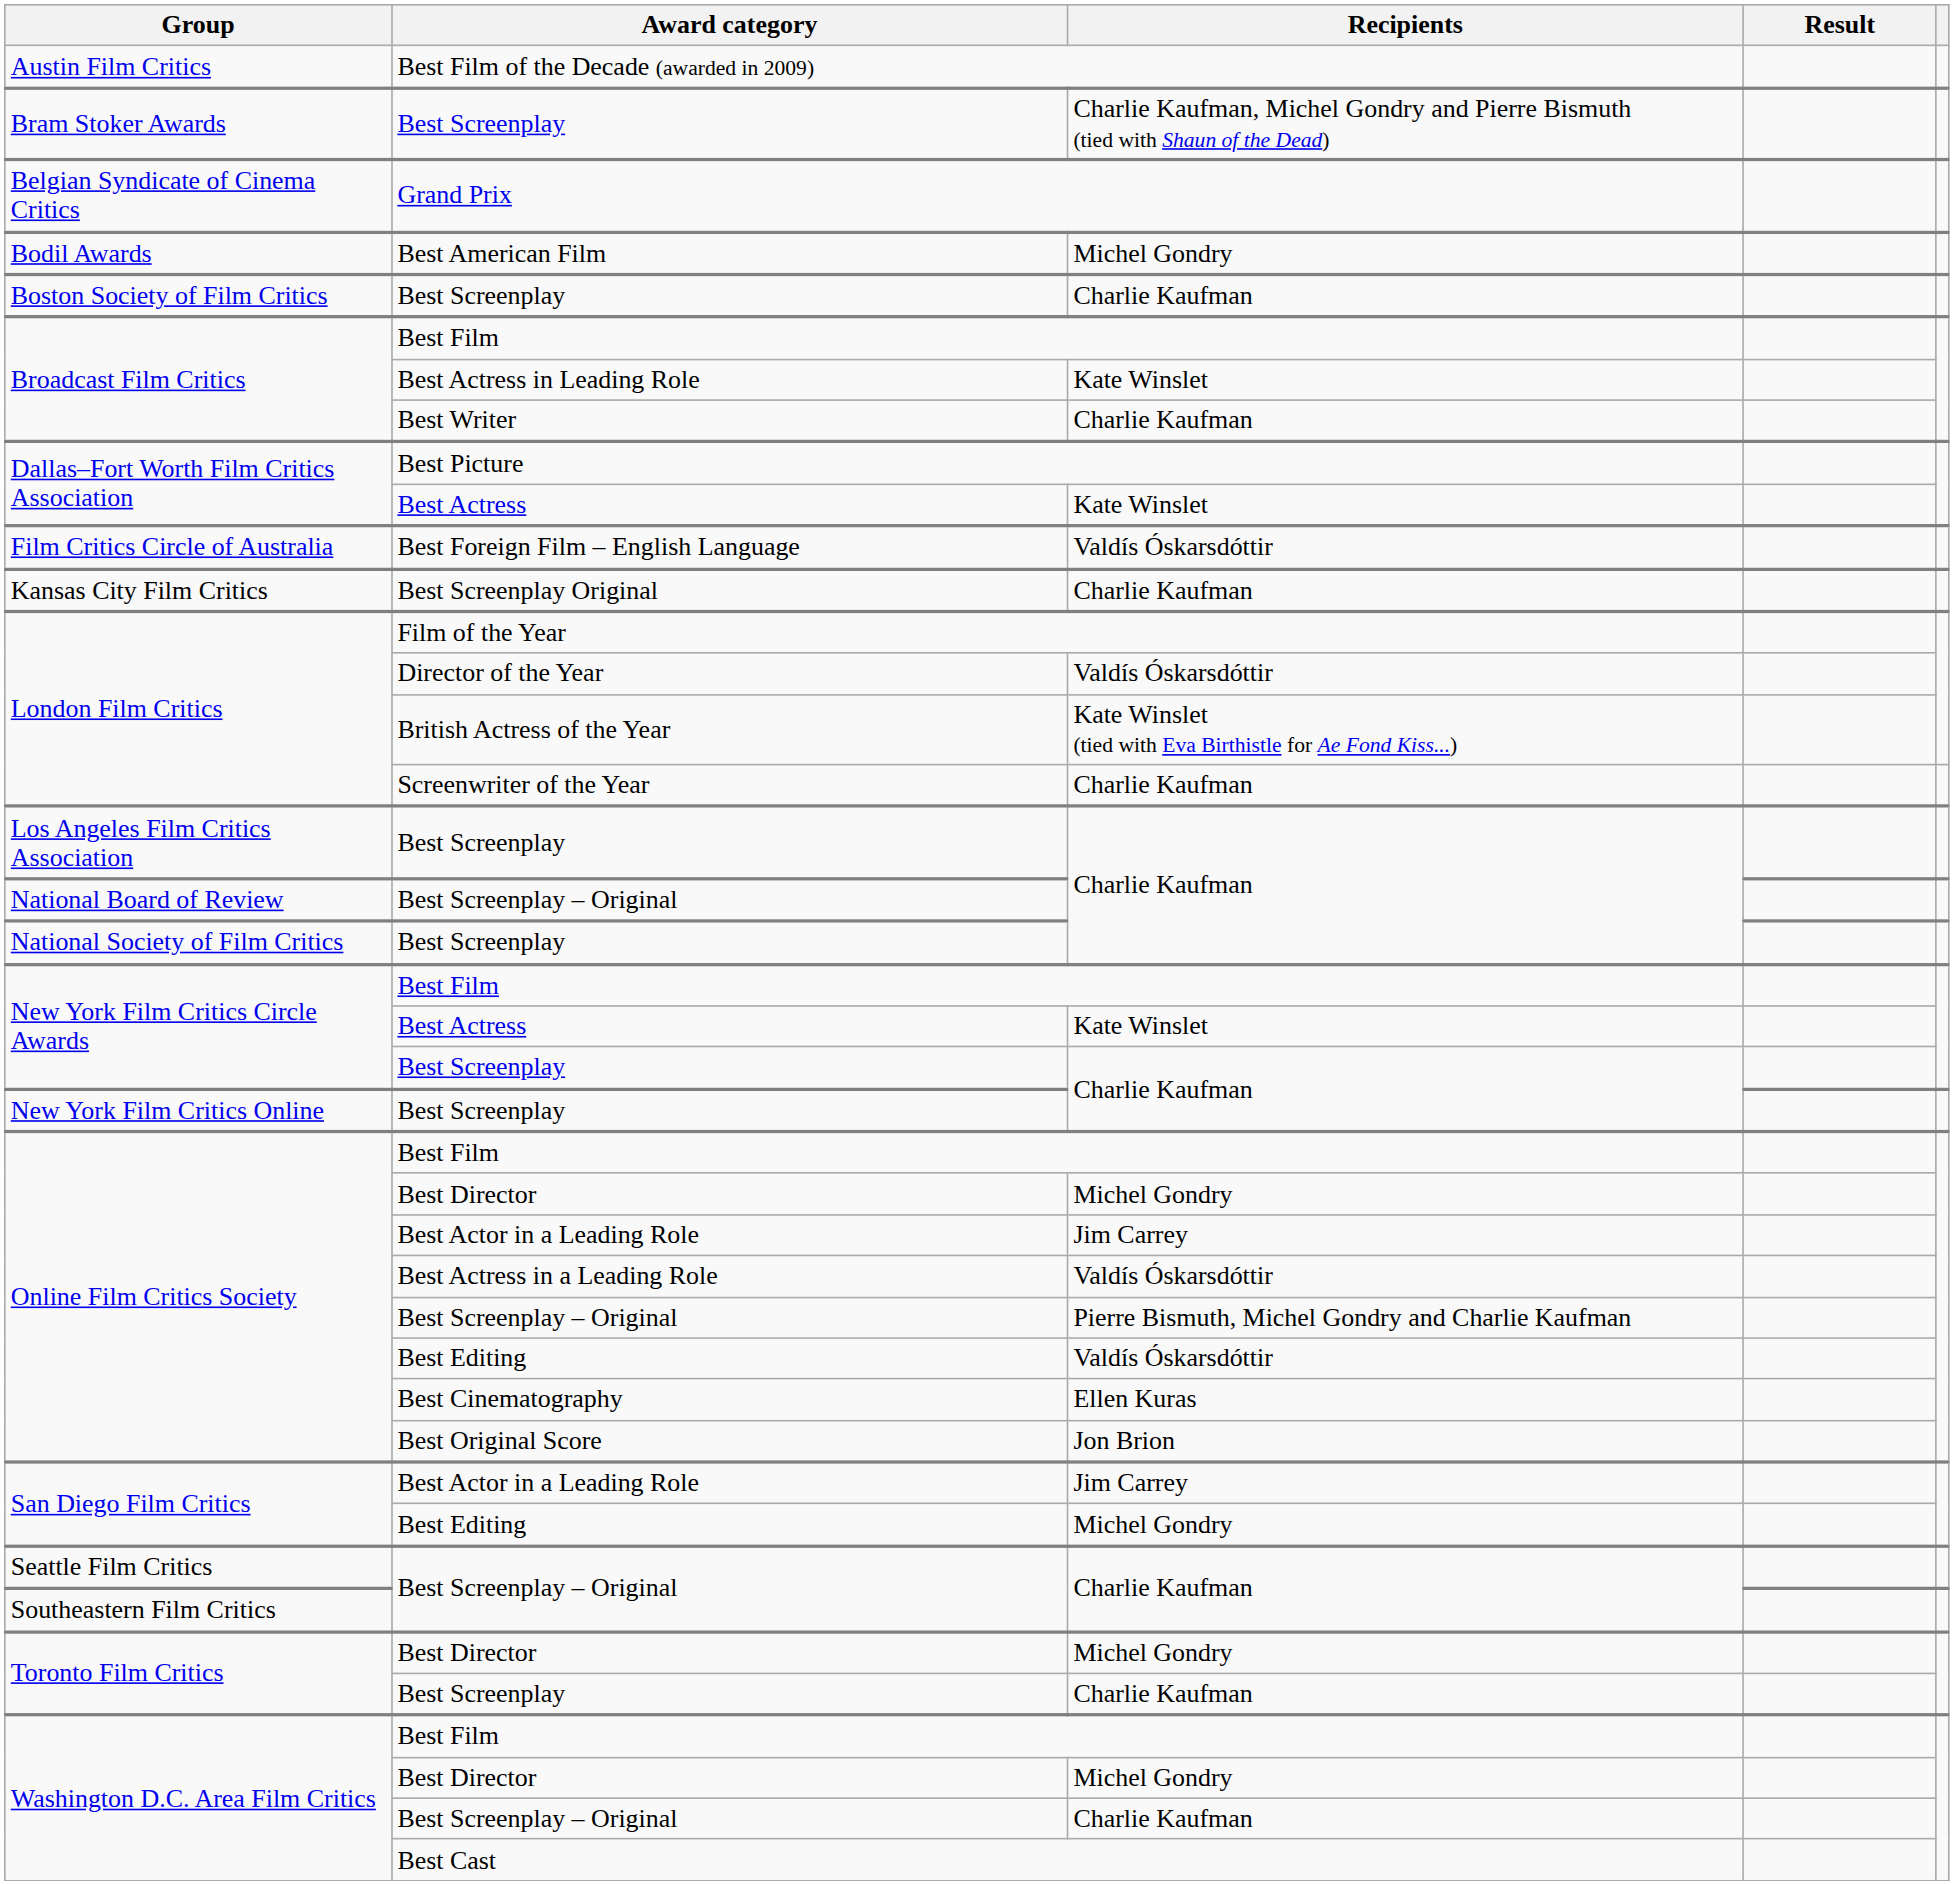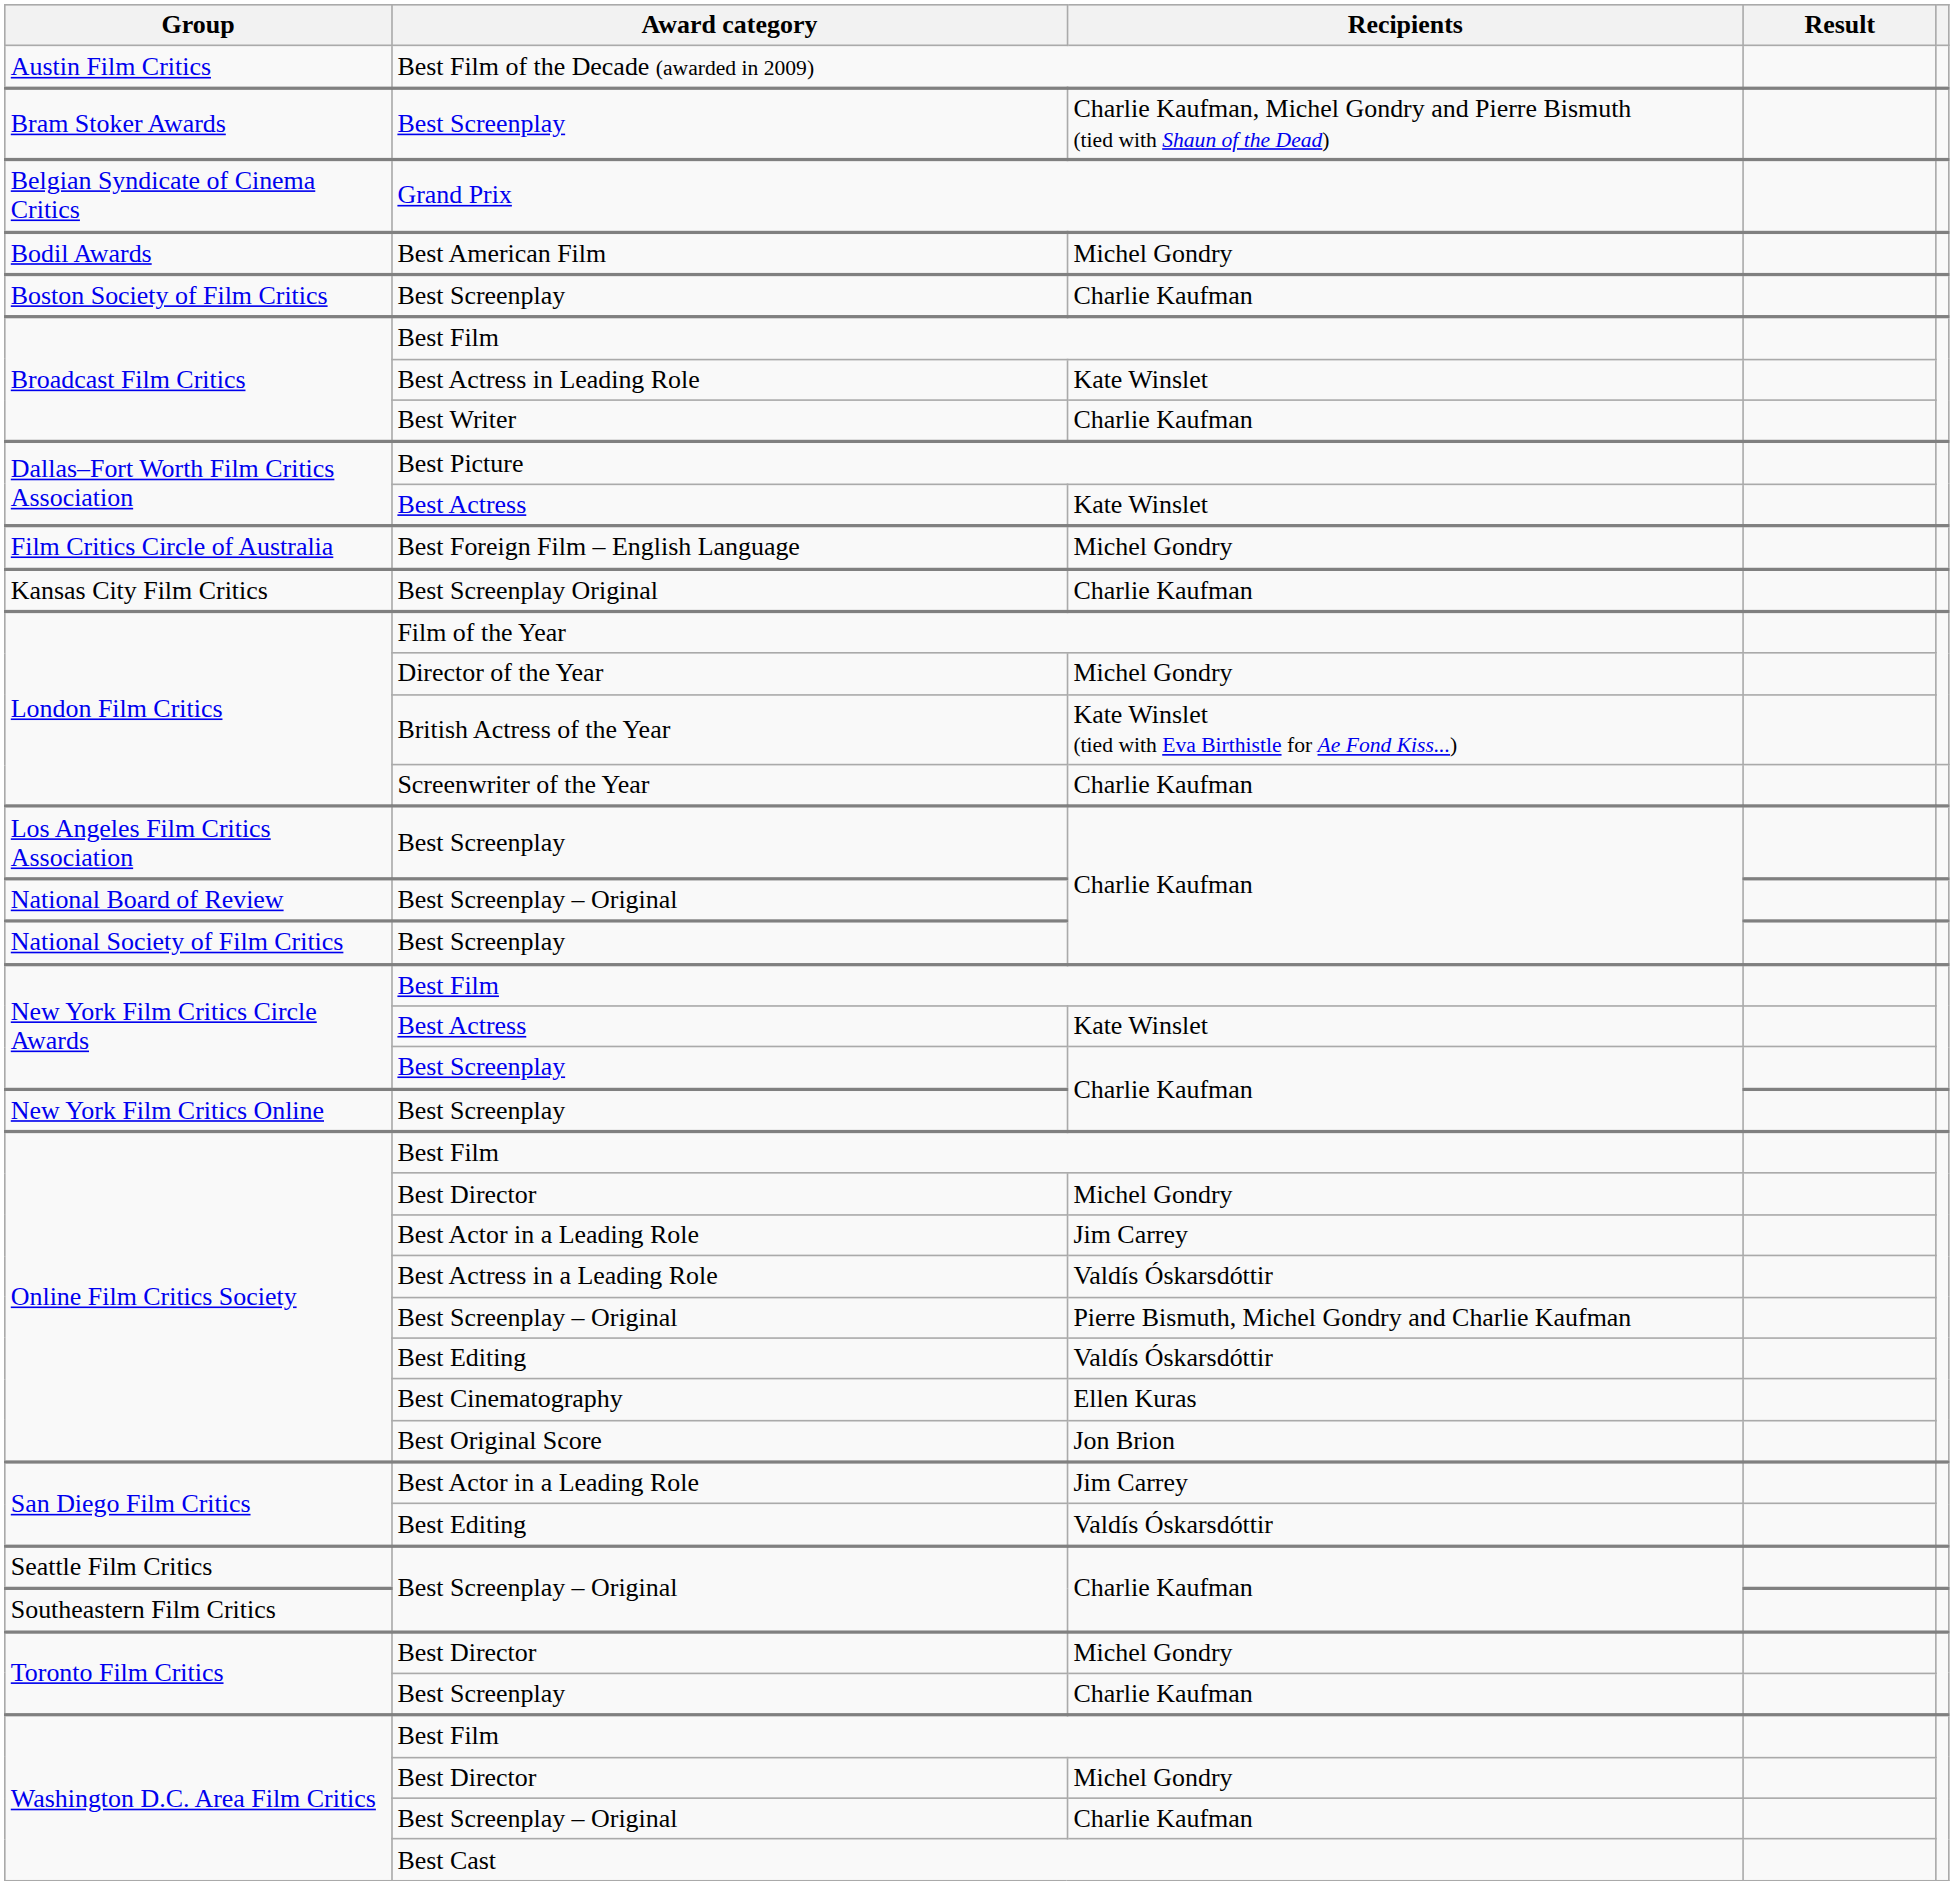(1173, 546) Valdís Óskarsdóttir -> (1153, 546) Michel Gondry
(1173, 673) Valdís Óskarsdóttir -> (1153, 673) Michel Gondry
(1153, 1524) Michel Gondry -> (1173, 1524) Valdís Óskarsdóttir
